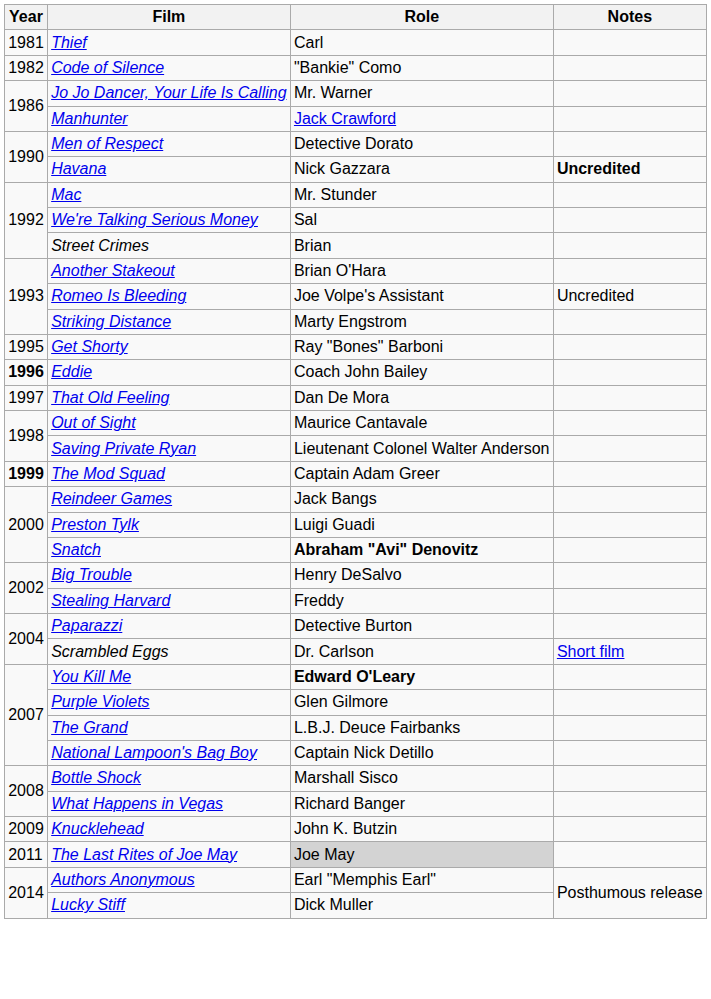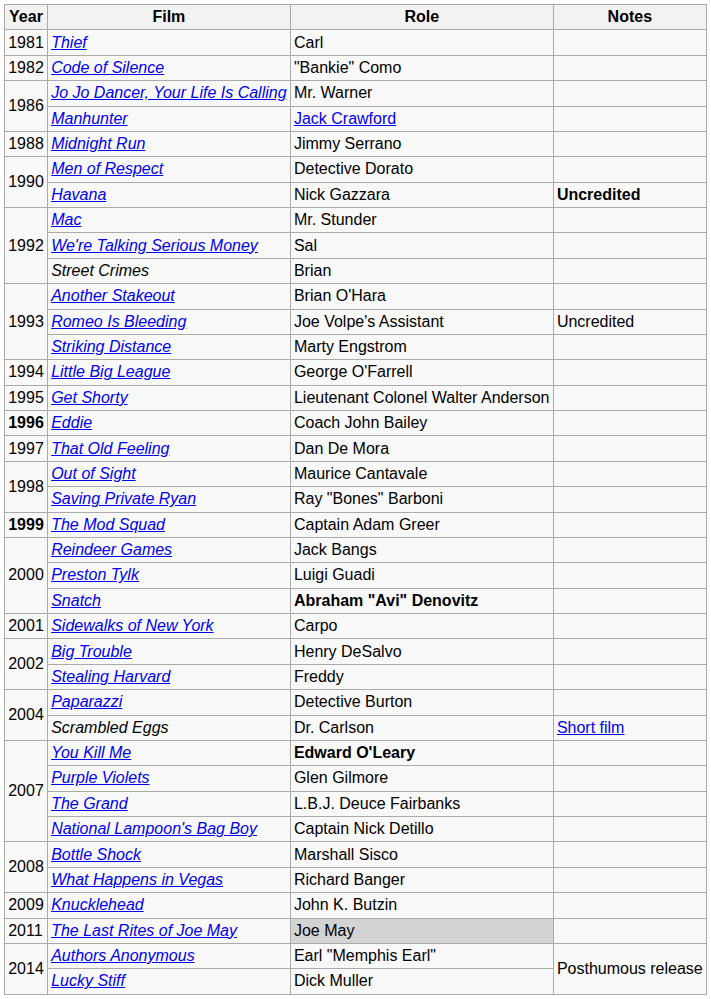+ row: (98, 144)
+ row: (111, 372)
(369, 347) Ray "Bones" Barboni -> (422, 397) Lieutenant Colonel Walter Anderson
(422, 448) Lieutenant Colonel Walter Anderson -> (369, 499) Ray "Bones" Barboni
+ row: (132, 626)
